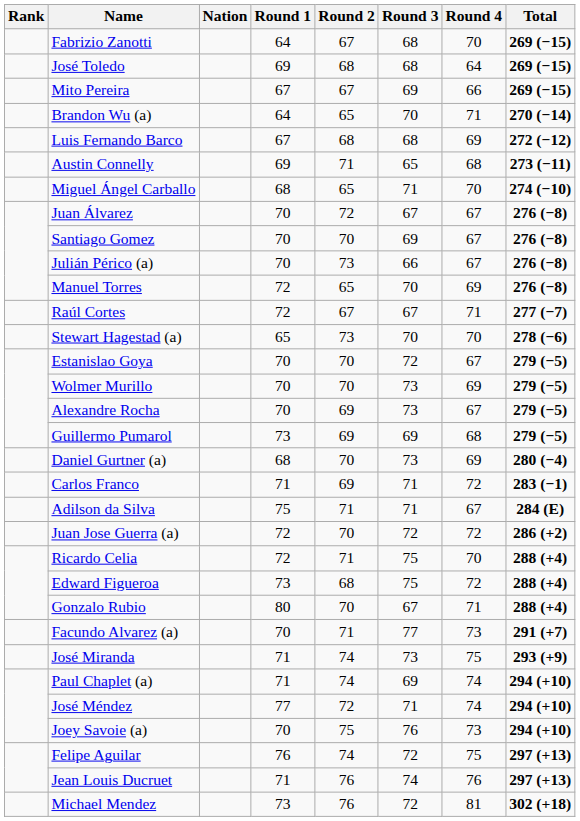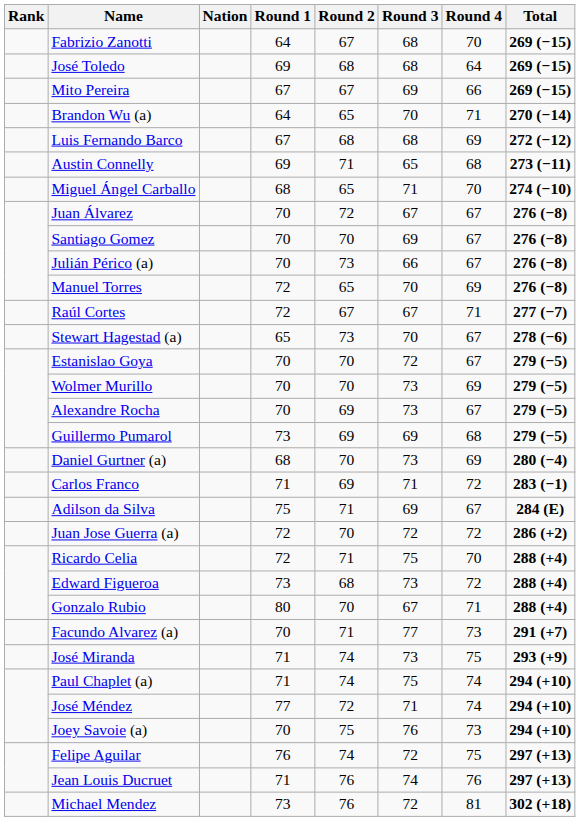(474, 336) 70 -> (474, 336) 67
(410, 509) 71 -> (410, 509) 69
(410, 582) 75 -> (410, 582) 73
(410, 681) 69 -> (410, 681) 75
